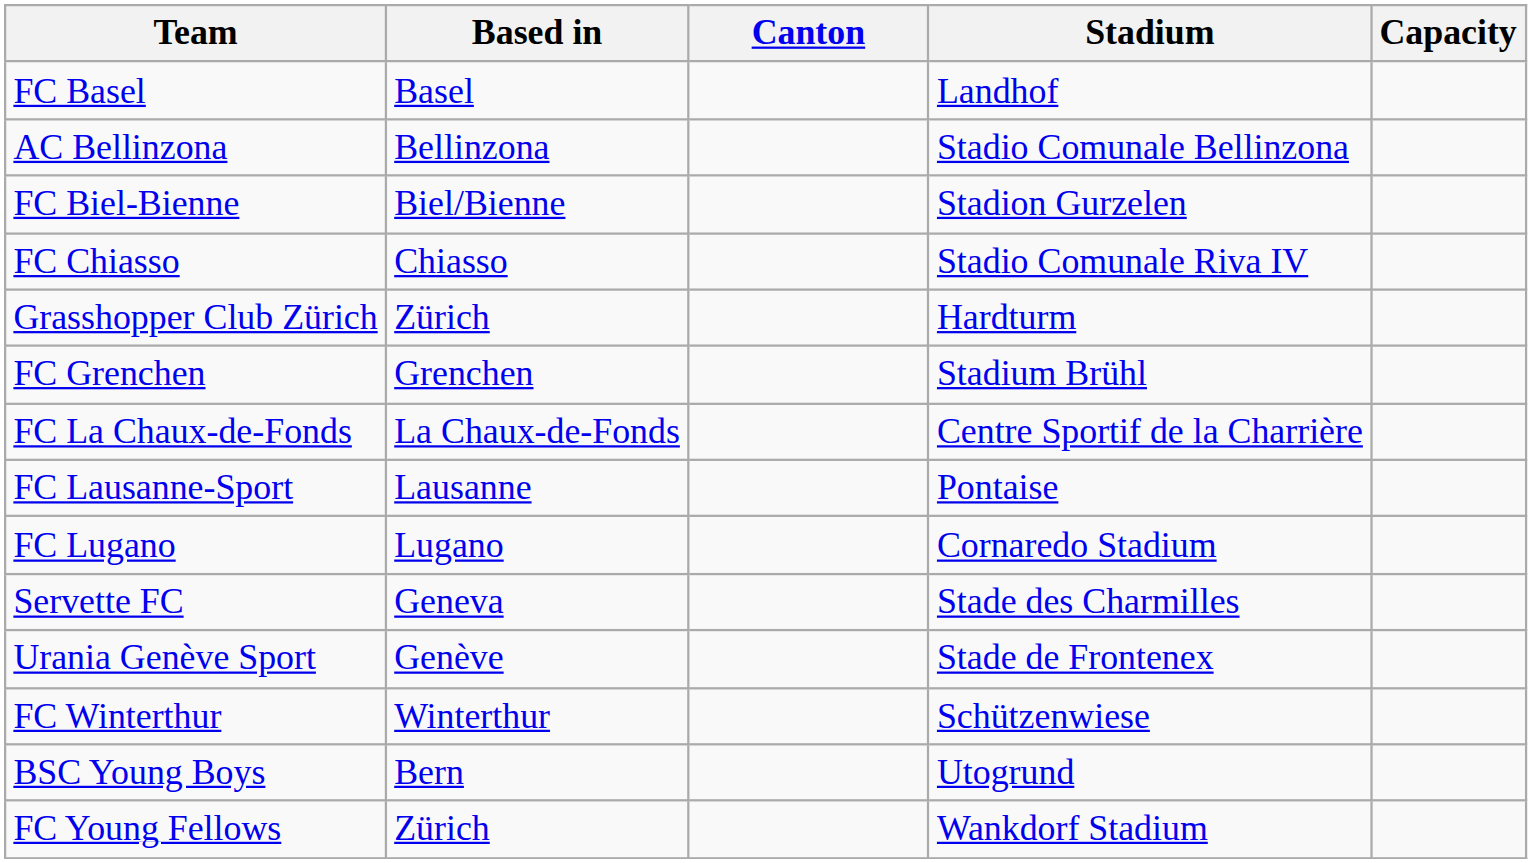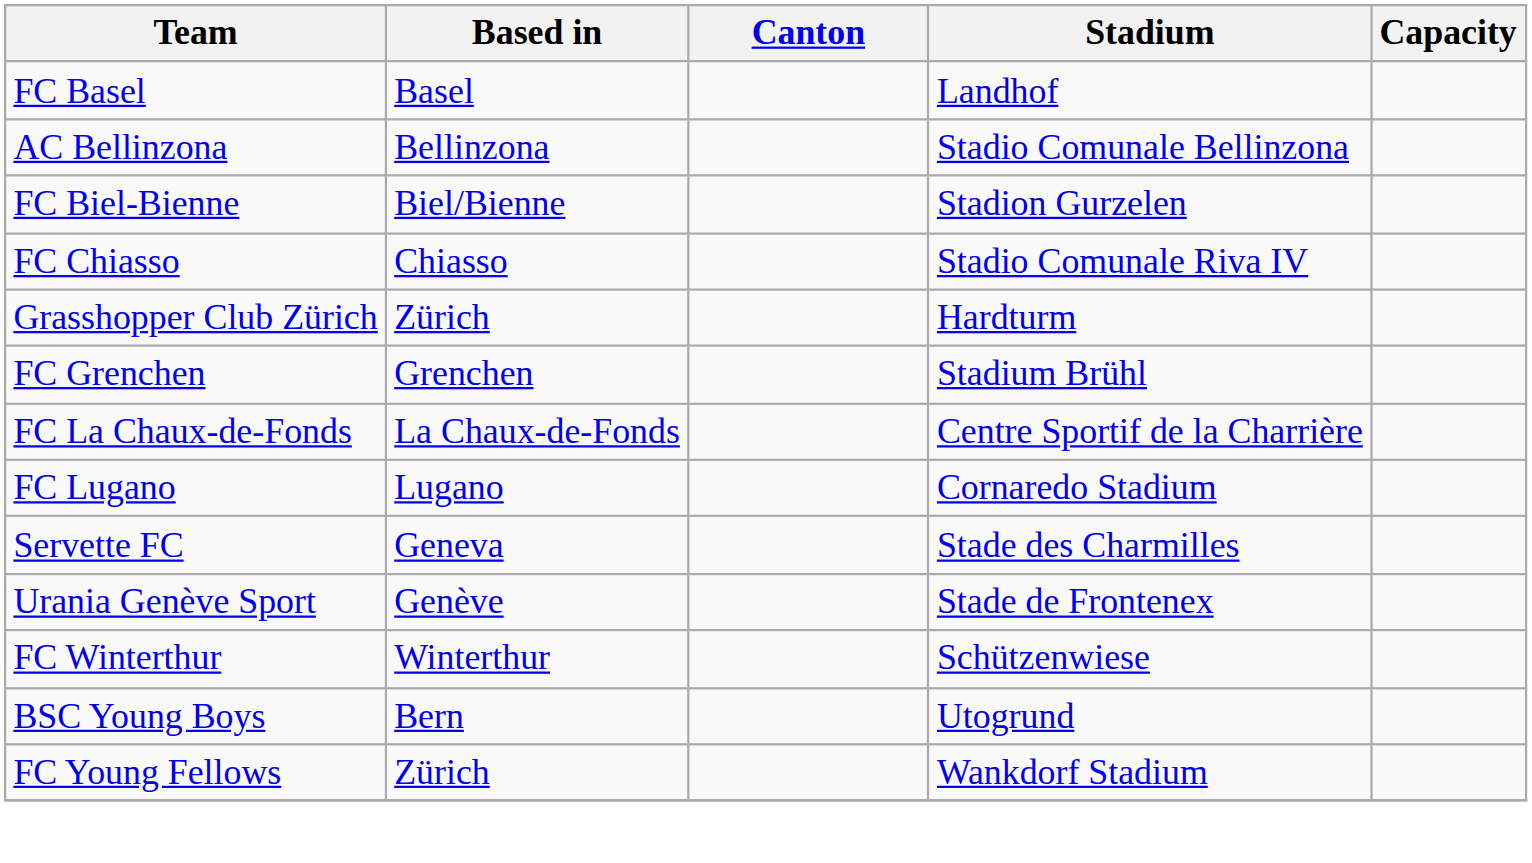- row: (153, 487)
